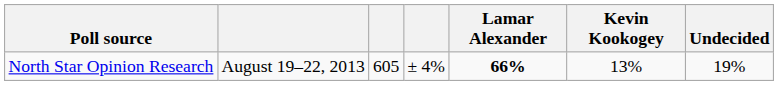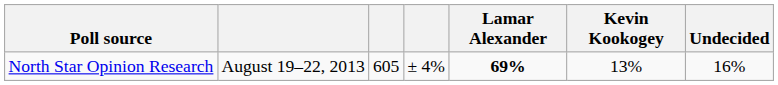(508, 66) 66% -> (508, 66) 69%
(729, 66) 19% -> (729, 66) 16%
